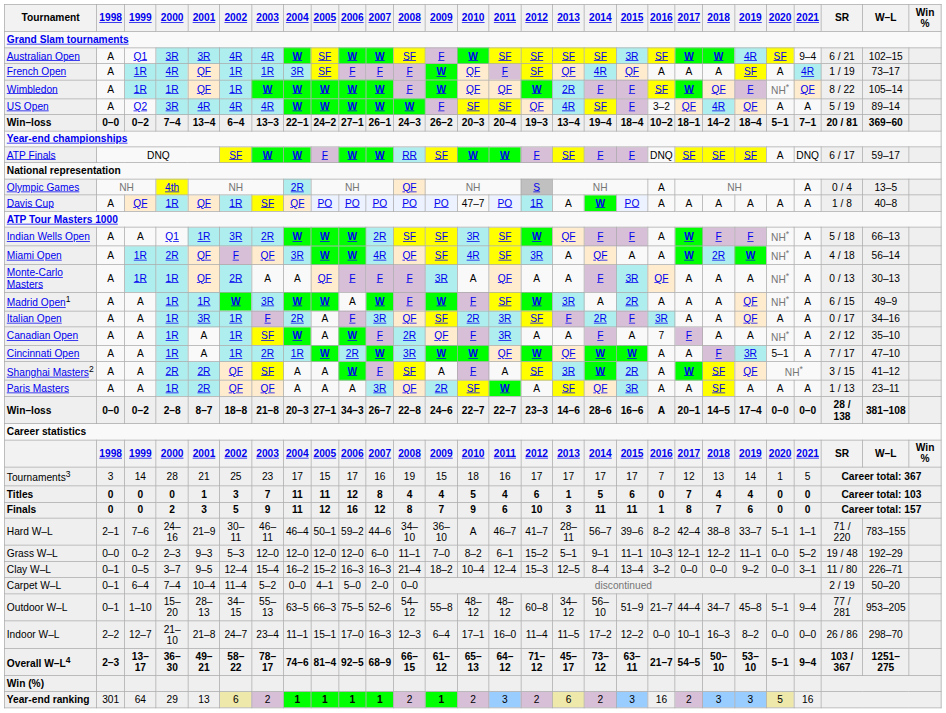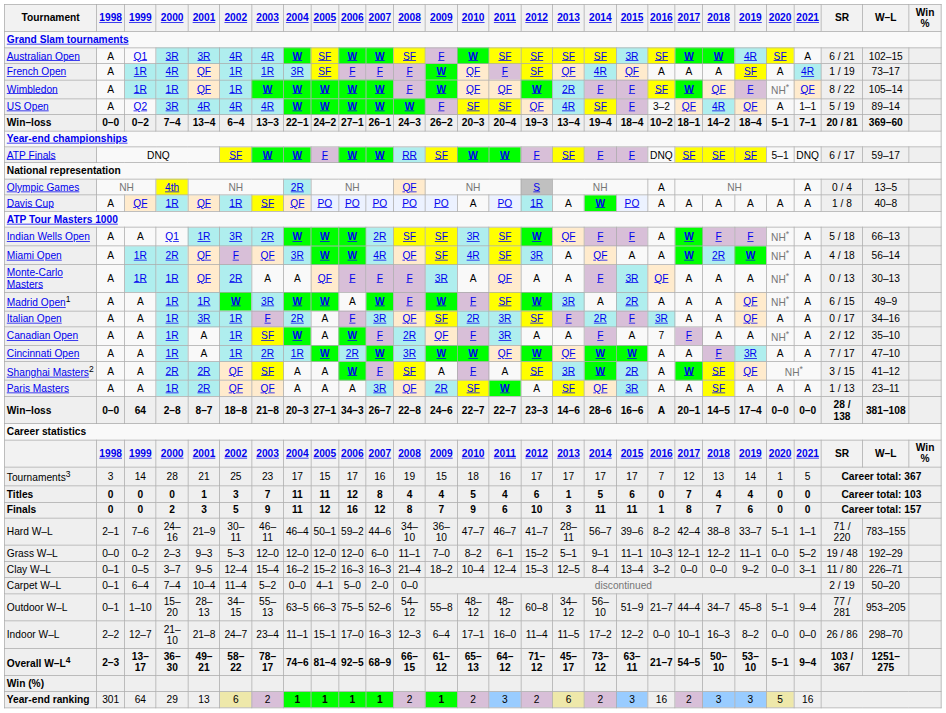(808, 55) 9–4 -> (808, 55) A
(808, 106) A -> (808, 106) 1–1
(780, 155) A -> (780, 155) 5–1
(473, 203) 47–7 -> (473, 203) A
(780, 353) 5–1 -> (780, 353) A
(140, 410) 0–2 -> (140, 410) 64
(473, 531) A -> (473, 531) 47–7
